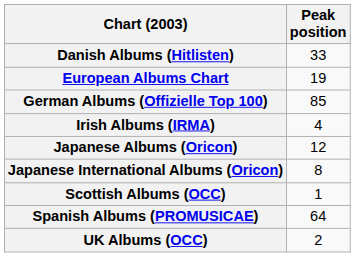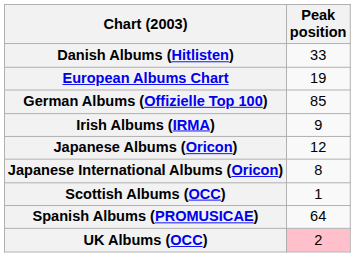(318, 124) 4 -> (318, 124) 9
(318, 240) no background -> (318, 240) pink background
